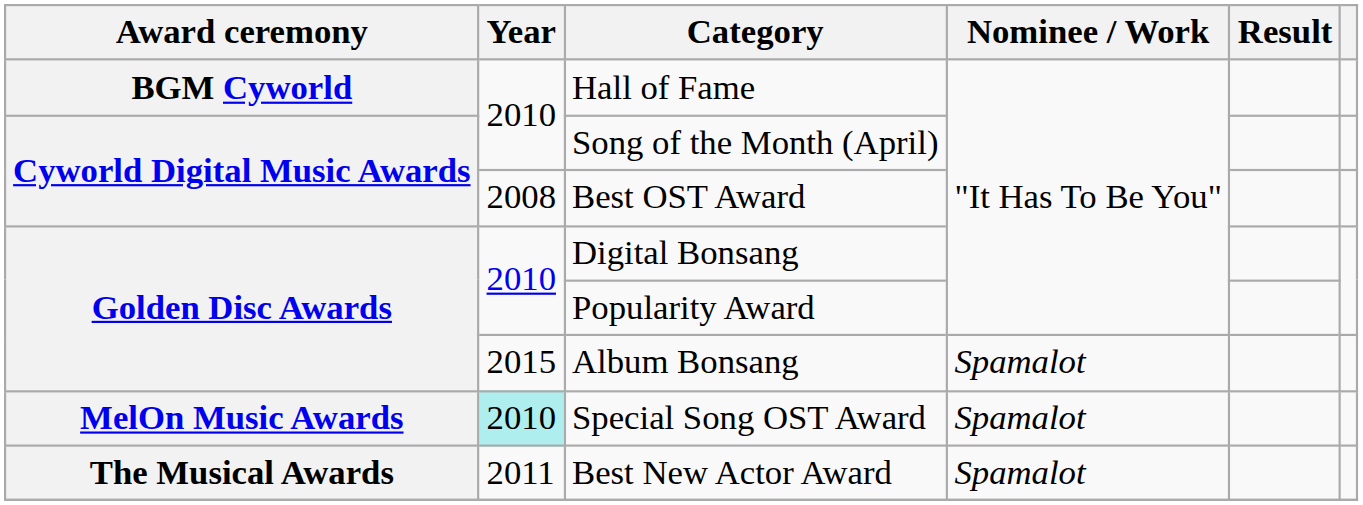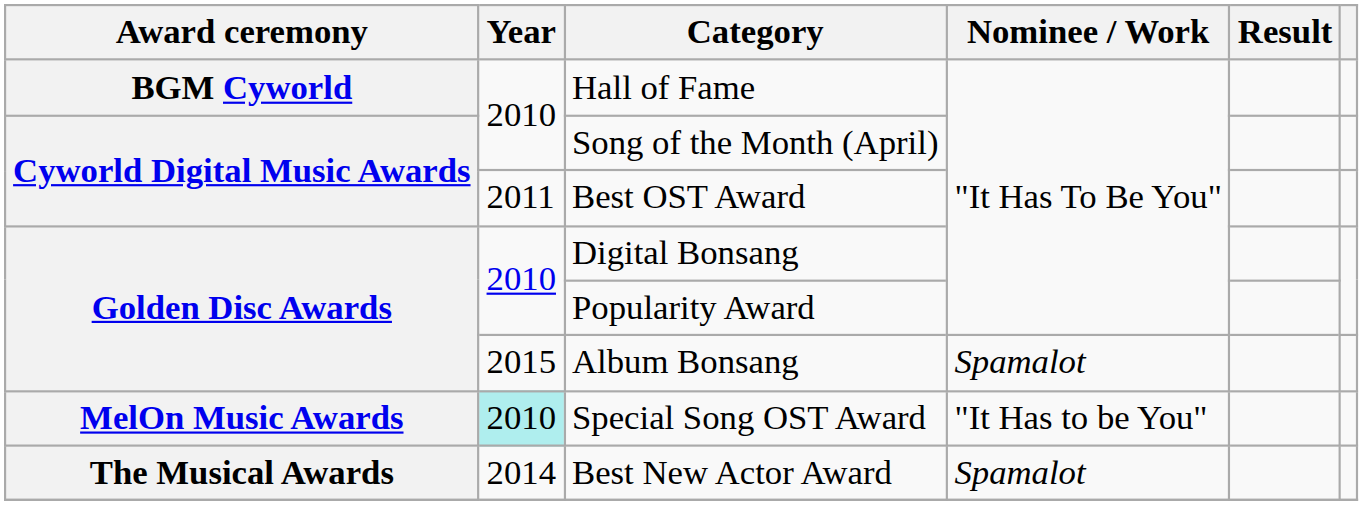(521, 197) 2008 -> (521, 197) 2011
(1020, 417) Spamalot -> (1081, 417) "It Has to be You"
(521, 472) 2011 -> (521, 472) 2014
